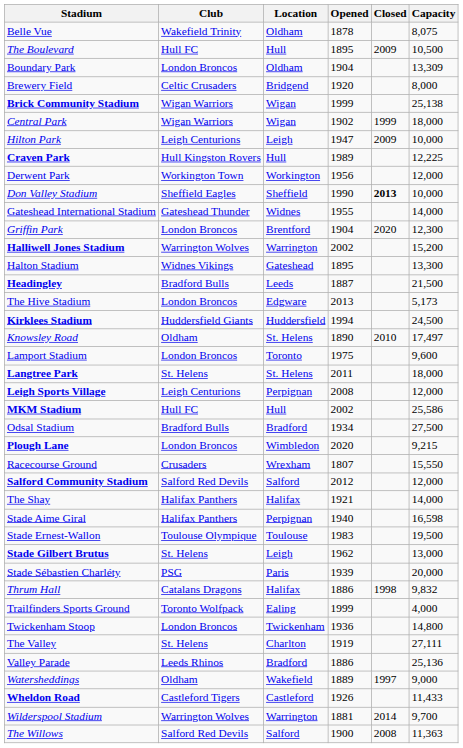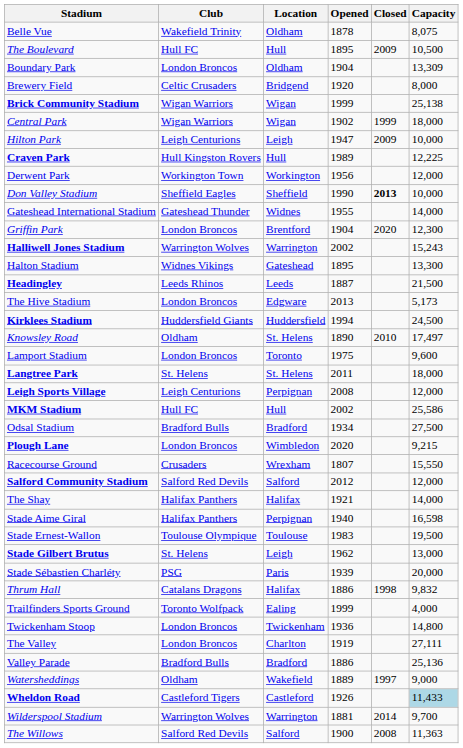(427, 247) 15,200 -> (427, 247) 15,243
(195, 283) Bradford Bulls -> (192, 283) Leeds Rhinos
(184, 644) St. Helens -> (199, 644) London Broncos
(192, 662) Leeds Rhinos -> (195, 662) Bradford Bulls
(427, 698) no background -> (427, 698) lightblue background
